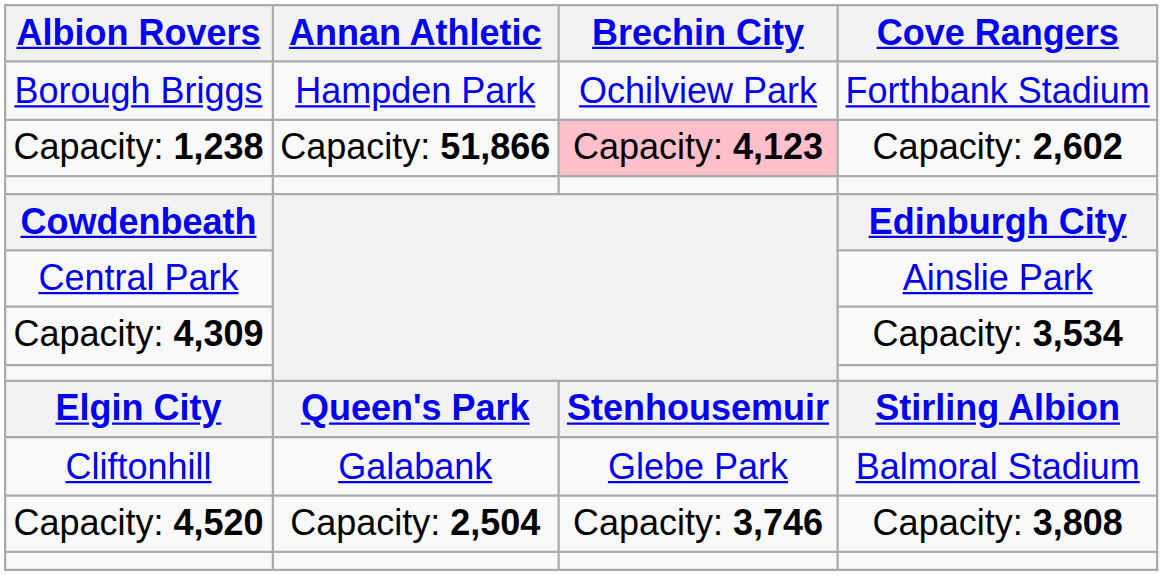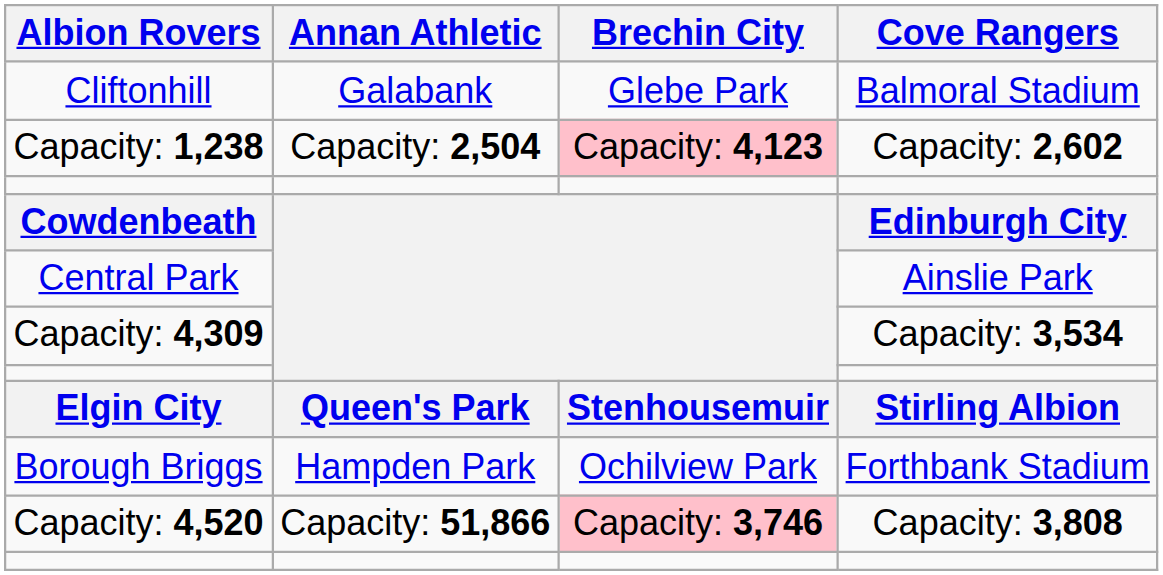rows swapped: (138, 465) <-> (138, 90)
(415, 147) Capacity: 51,866 -> (415, 147) Capacity: 2,504
(415, 522) Capacity: 2,504 -> (415, 522) Capacity: 51,866
(698, 522) no background -> (698, 522) pink background
